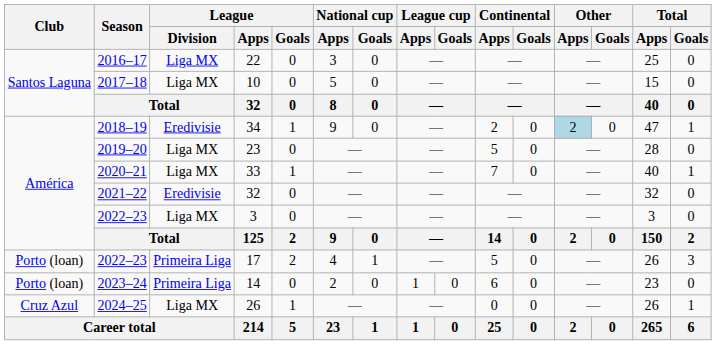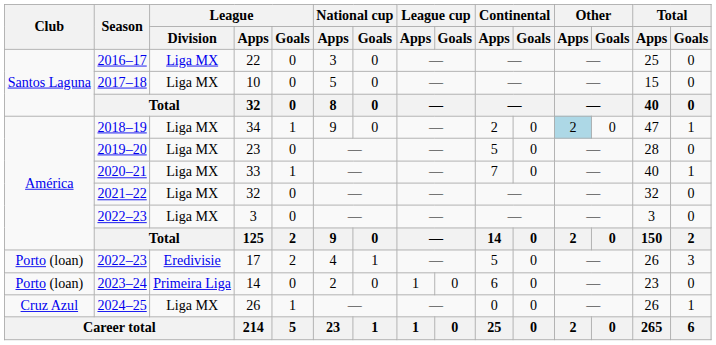(192, 127) Eredivisie -> (192, 127) Liga MX
(192, 194) Eredivisie -> (192, 194) Liga MX
(192, 261) Primeira Liga -> (192, 261) Eredivisie
